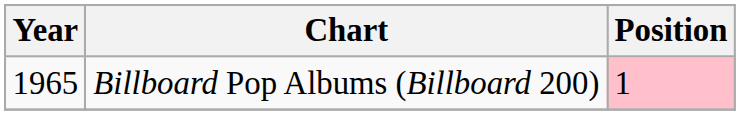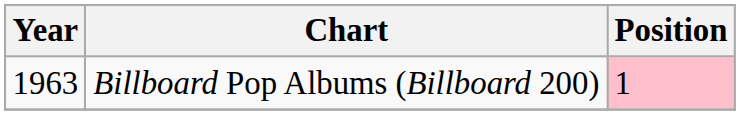(45, 82) 1965 -> (45, 82) 1963
